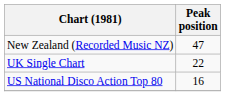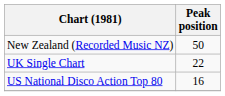(198, 44) 47 -> (198, 44) 50
